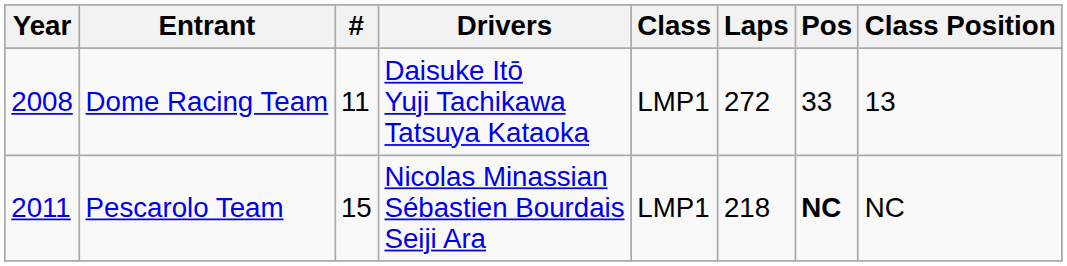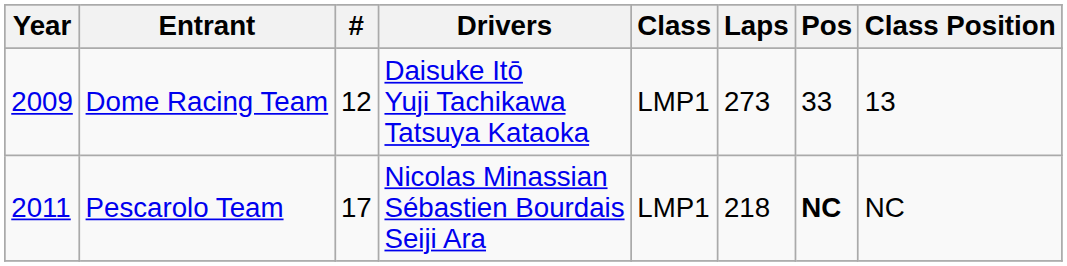(42, 101) 2008 -> (42, 101) 2009
(355, 101) 11 -> (356, 101) 12
(747, 101) 272 -> (747, 101) 273
(356, 207) 15 -> (356, 207) 17
